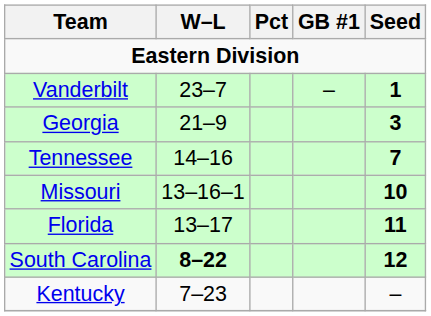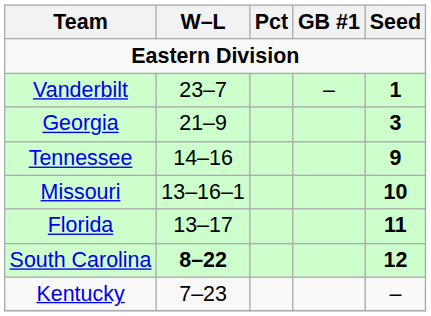(395, 157) 7 -> (395, 157) 9
